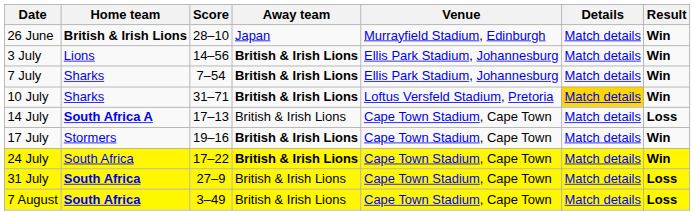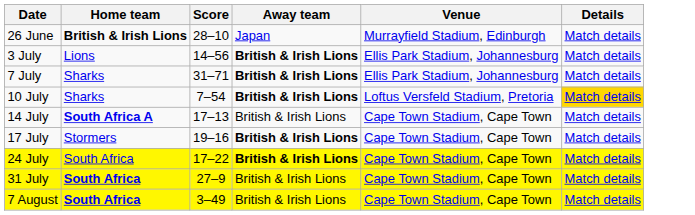- column: (667, 14)
(211, 76) 7–54 -> (211, 76) 31–71
(211, 96) 31–71 -> (211, 96) 7–54
